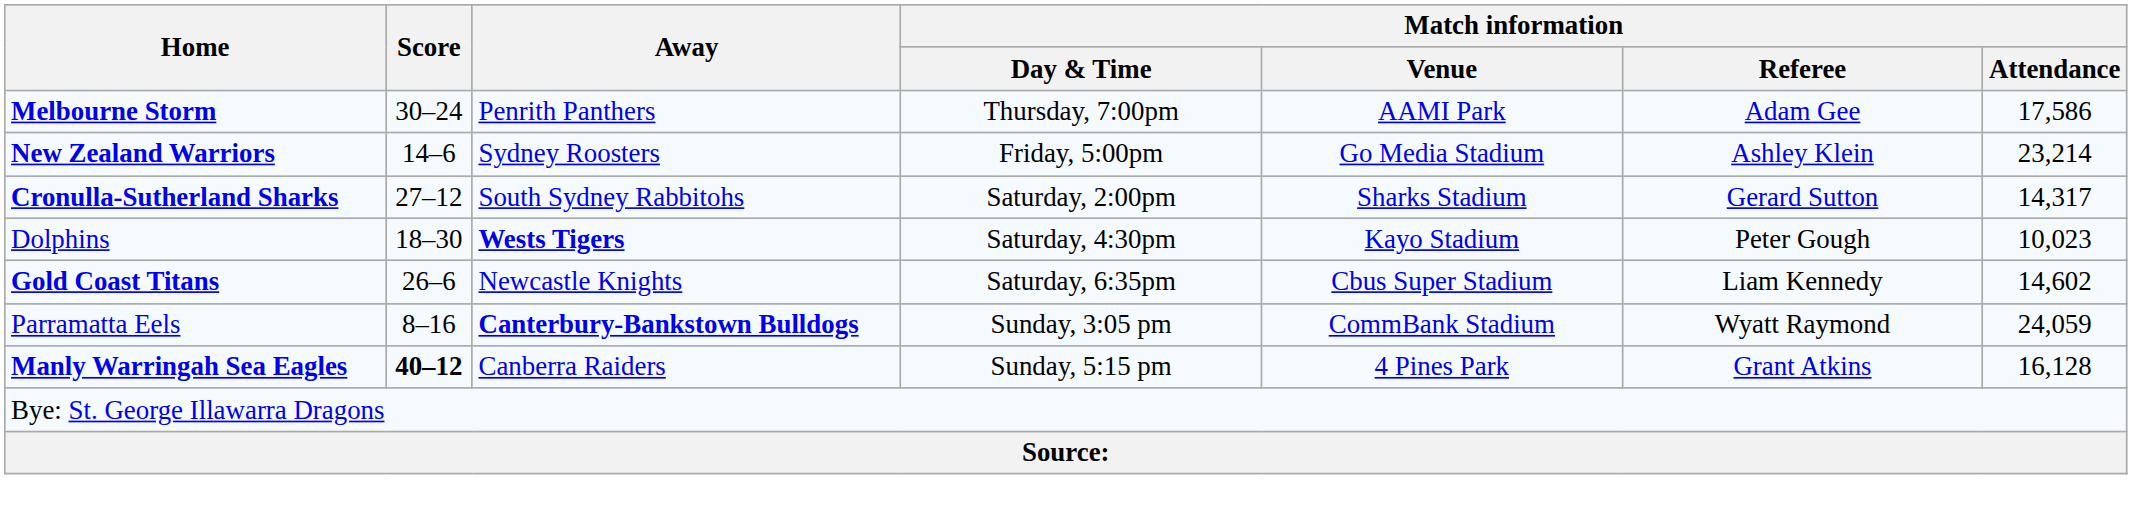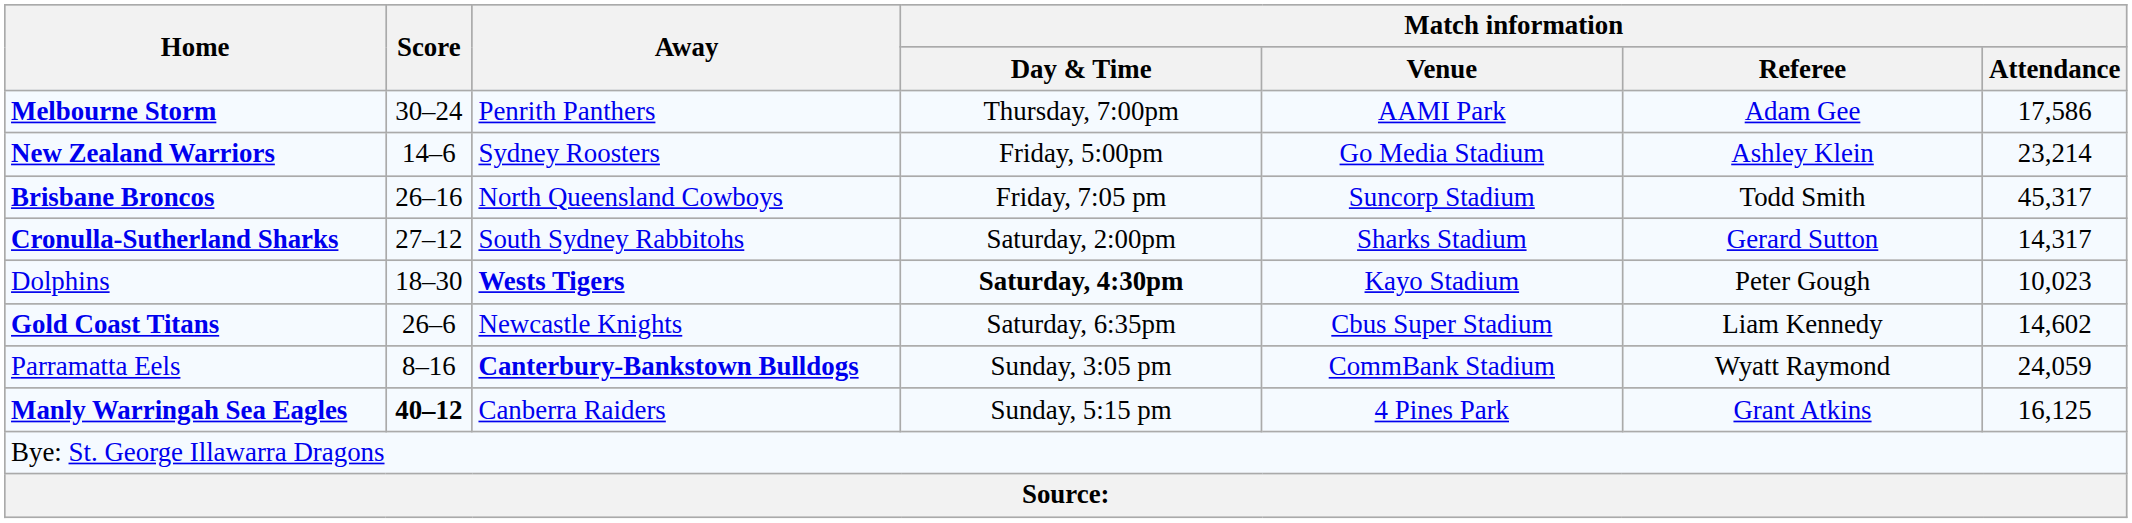+ row: (113, 196)
(1081, 238) normal -> (1081, 281) bold
(2055, 366) 16,128 -> (2055, 409) 16,125
